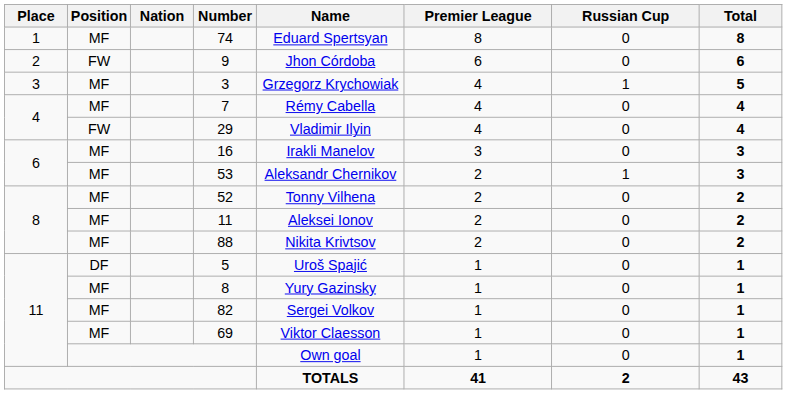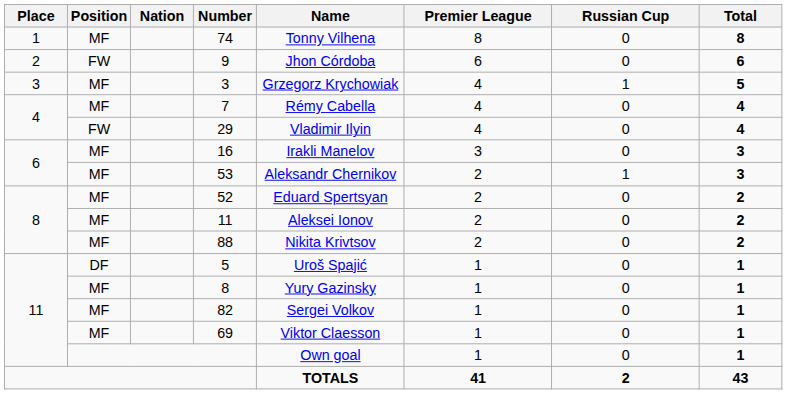(330, 39) Eduard Spertsyan -> (330, 39) Tonny Vilhena
(330, 197) Tonny Vilhena -> (330, 197) Eduard Spertsyan
